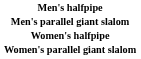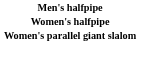- row: (70, 21)
